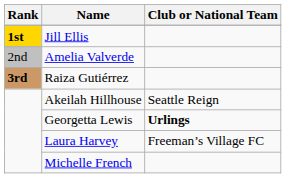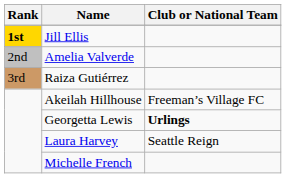(17, 78) bold -> (16, 78) normal
(183, 99) Seattle Reign -> (206, 99) Freeman’s Village FC
(206, 141) Freeman’s Village FC -> (183, 141) Seattle Reign
